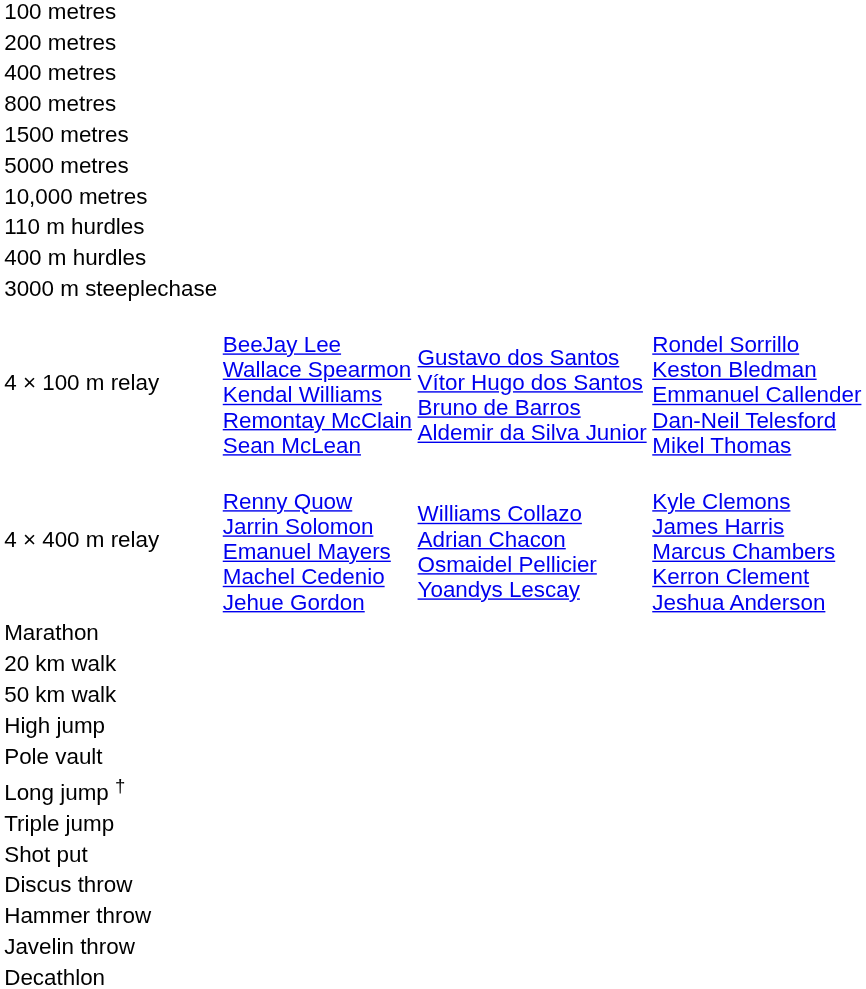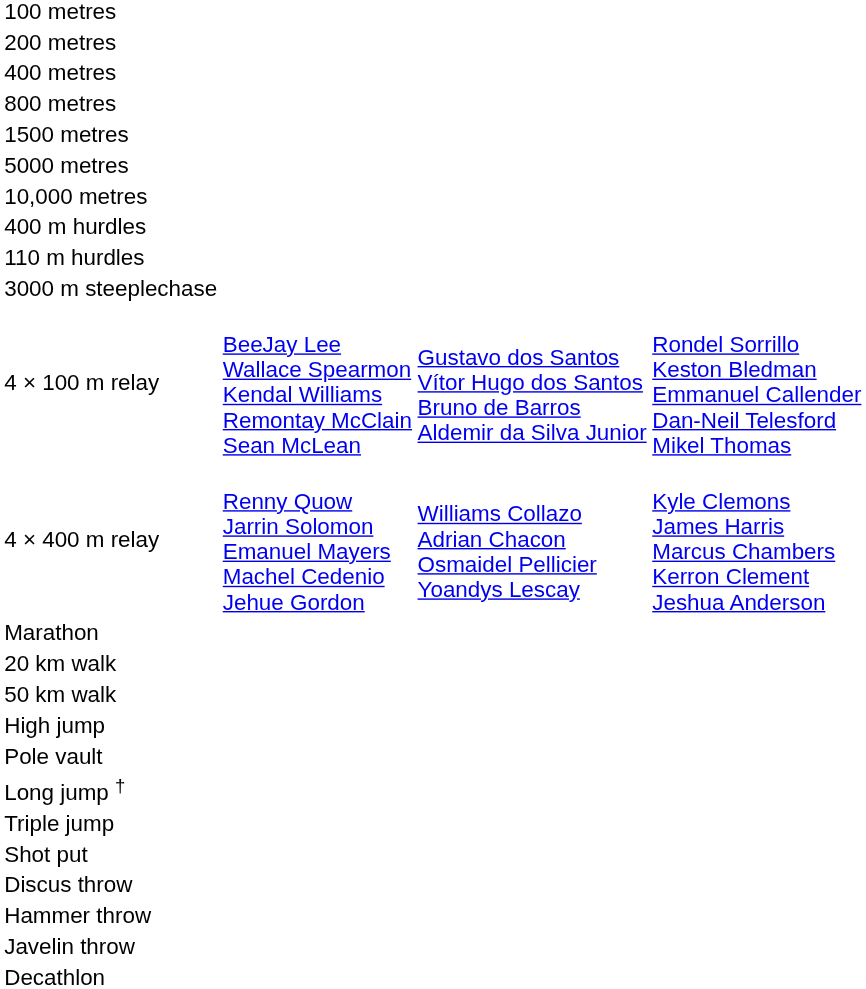rows swapped: (74, 227) <-> (75, 257)
